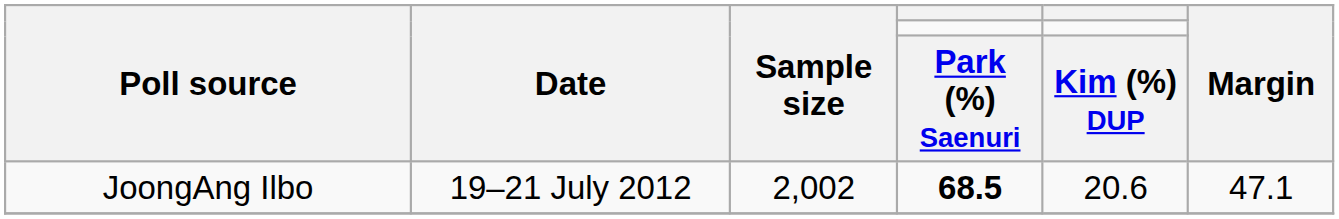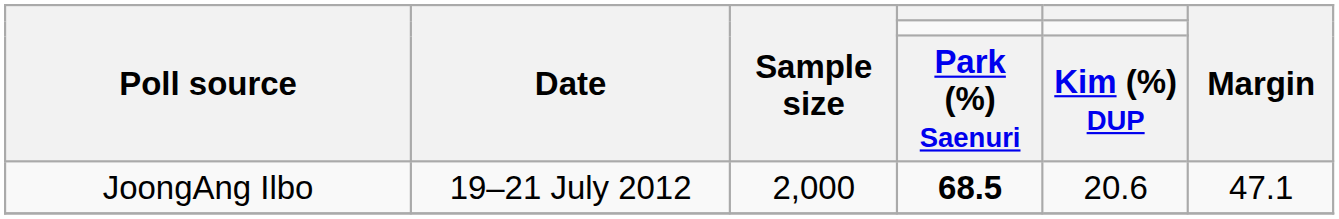(814, 188) 2,002 -> (814, 188) 2,000
